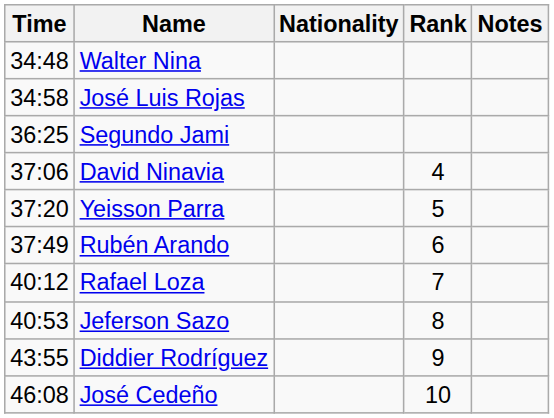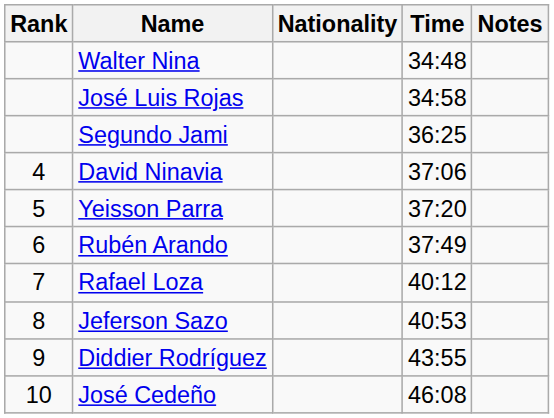columns swapped: (438, 23) <-> (39, 23)
